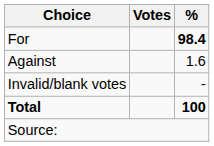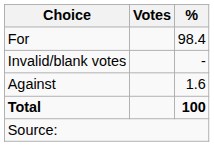(192, 38) bold -> (192, 38) normal
rows swapped: (32, 61) <-> (67, 84)
